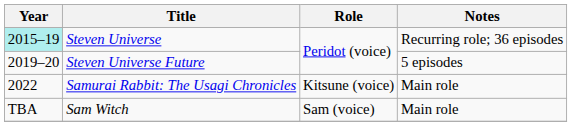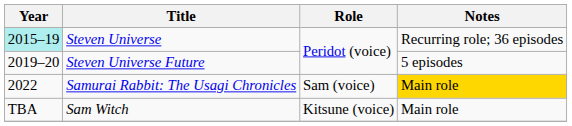(349, 86) Kitsune (voice) -> (339, 86) Sam (voice)
(430, 86) no background -> (430, 86) gold background
(339, 109) Sam (voice) -> (349, 109) Kitsune (voice)
